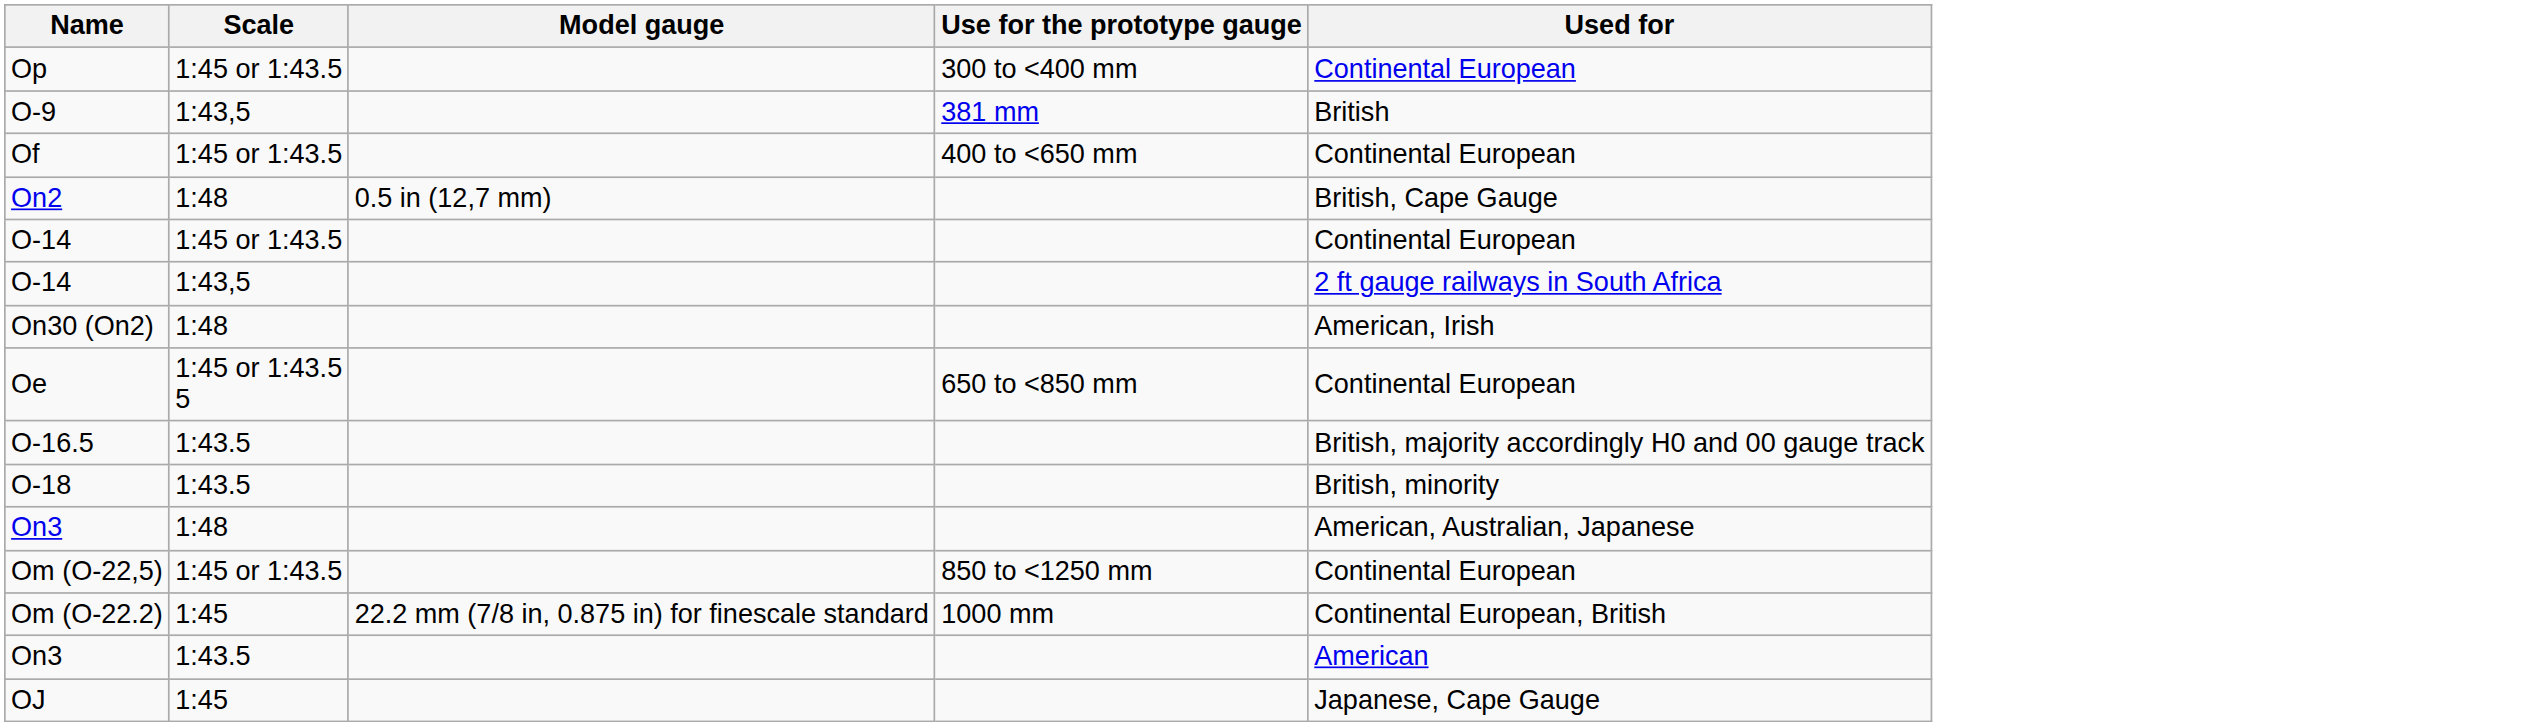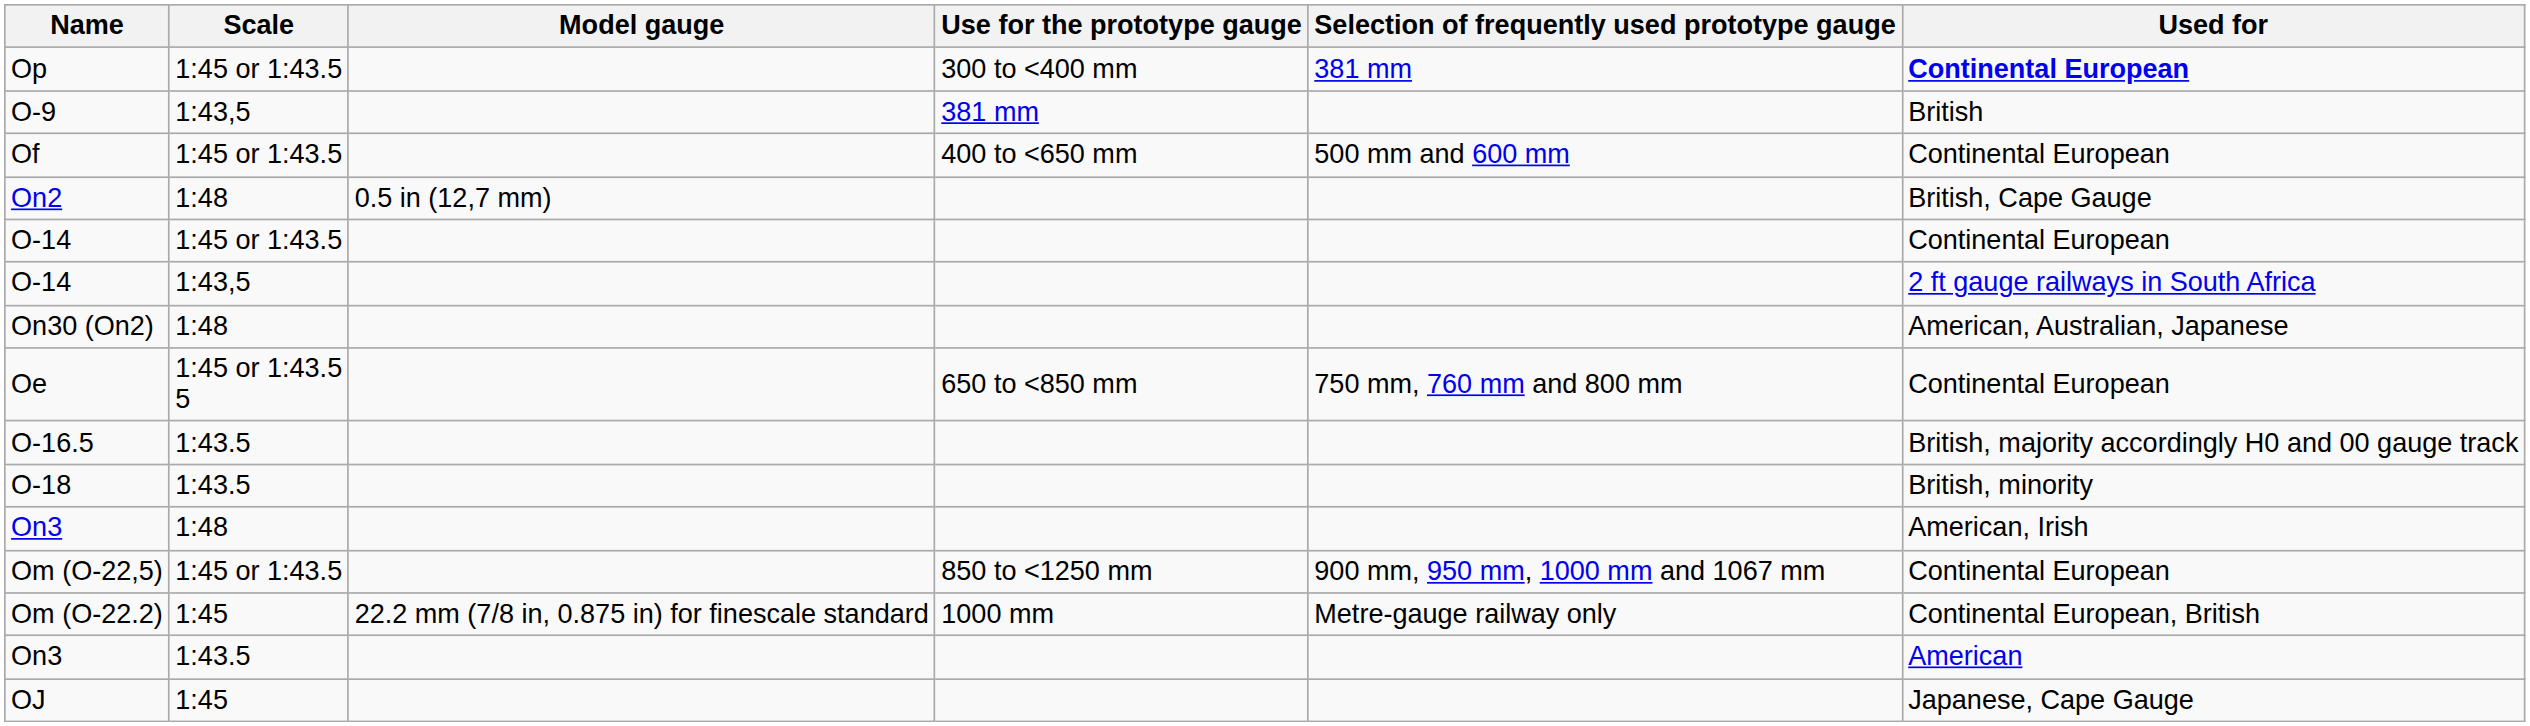+ column: (1605, 25)
(1445, 68) normal -> (2049, 68) bold
(1404, 326) American, Irish -> (2098, 326) American, Australian, Japanese
(1504, 528) American, Australian, Japanese -> (1998, 528) American, Irish
